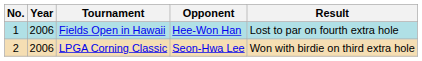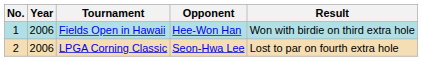(324, 31) Lost to par on fourth extra hole -> (332, 31) Won with birdie on third extra hole
(332, 48) Won with birdie on third extra hole -> (324, 48) Lost to par on fourth extra hole
